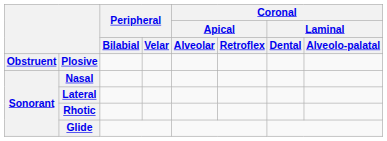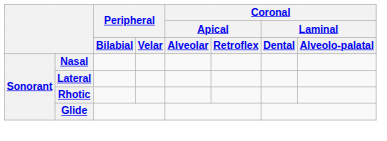- row: (79, 62)
